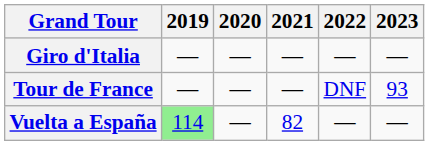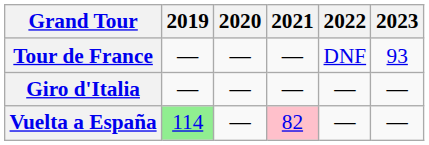rows swapped: (83, 55) <-> (83, 88)
(292, 122) no background -> (292, 122) pink background
